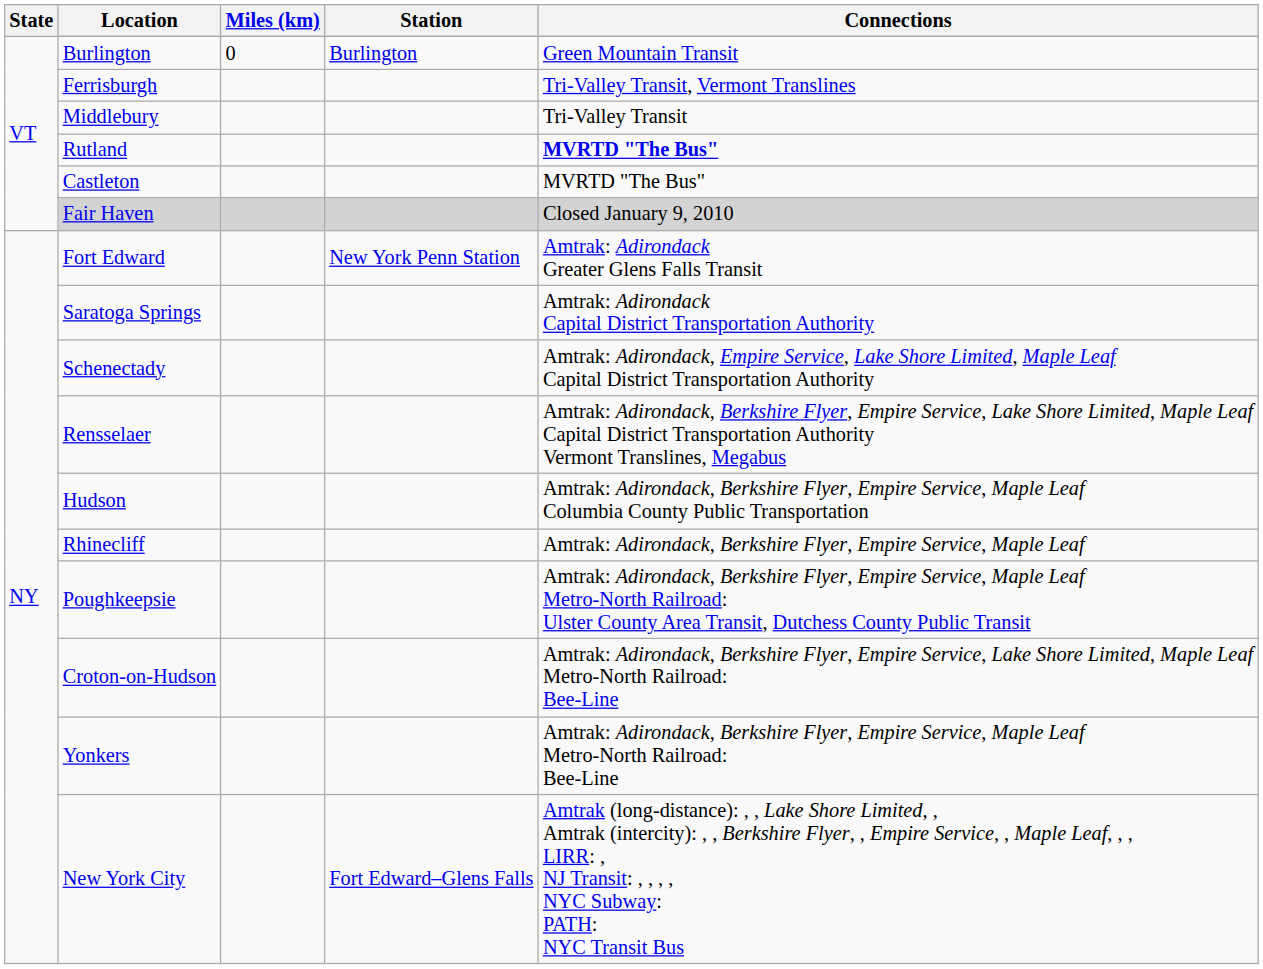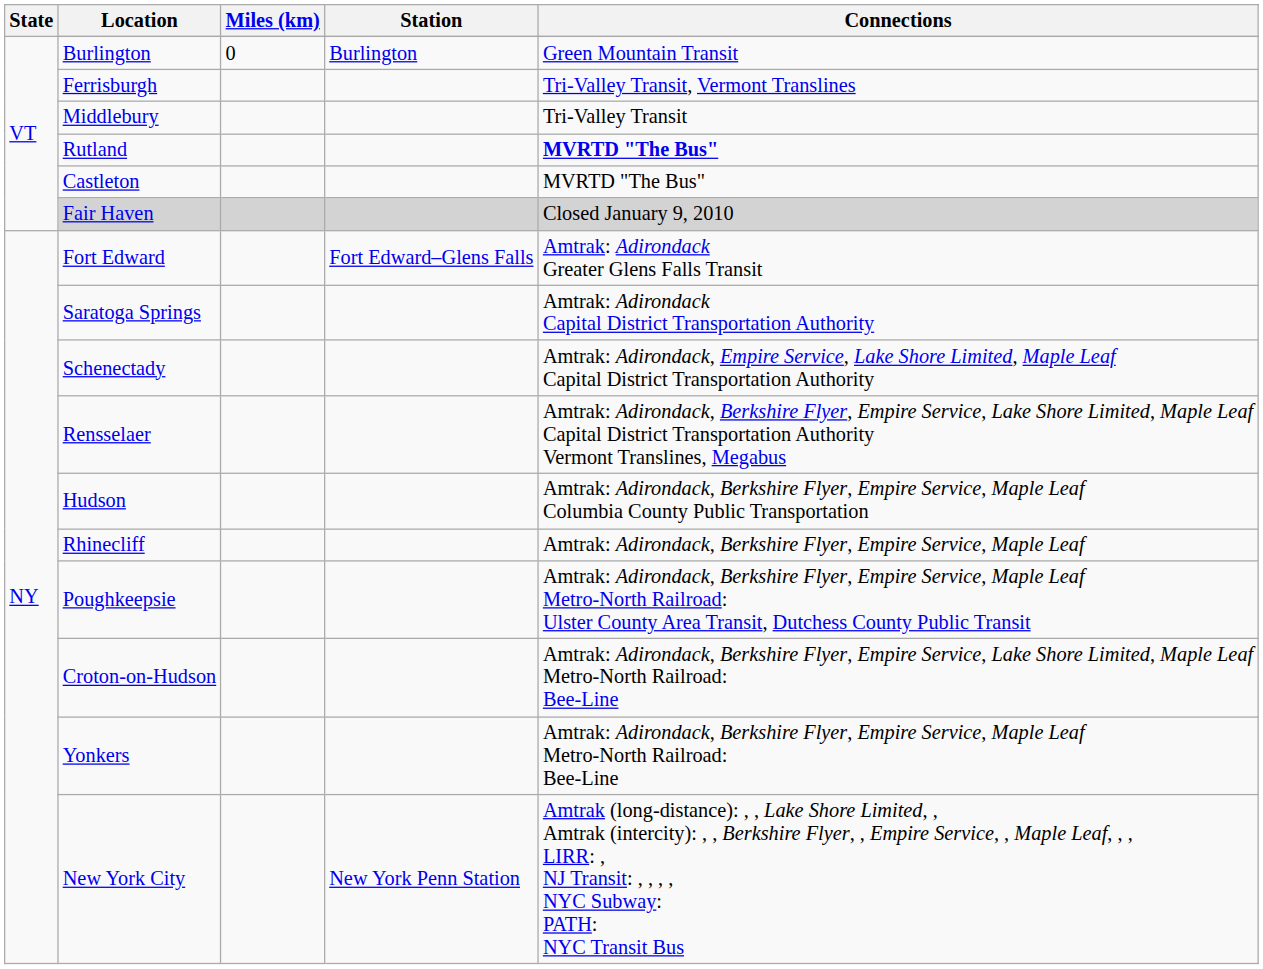(425, 257) New York Penn Station -> (431, 257) Fort Edward–Glens Falls
(431, 879) Fort Edward–Glens Falls -> (425, 879) New York Penn Station
